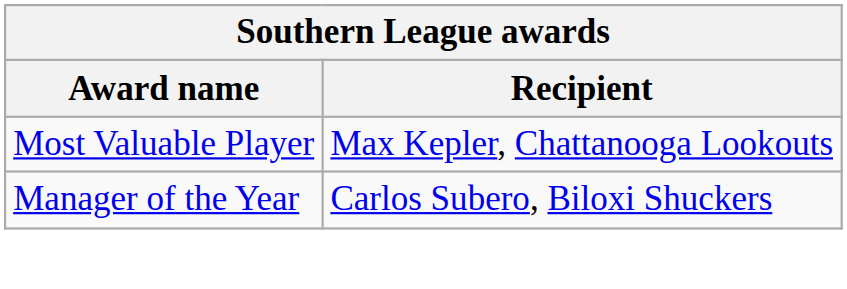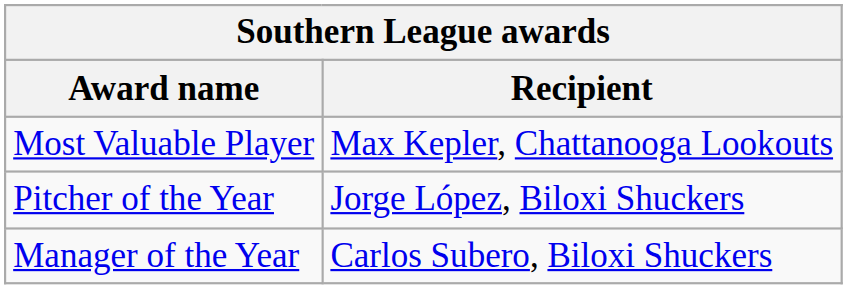+ row: (144, 198)
